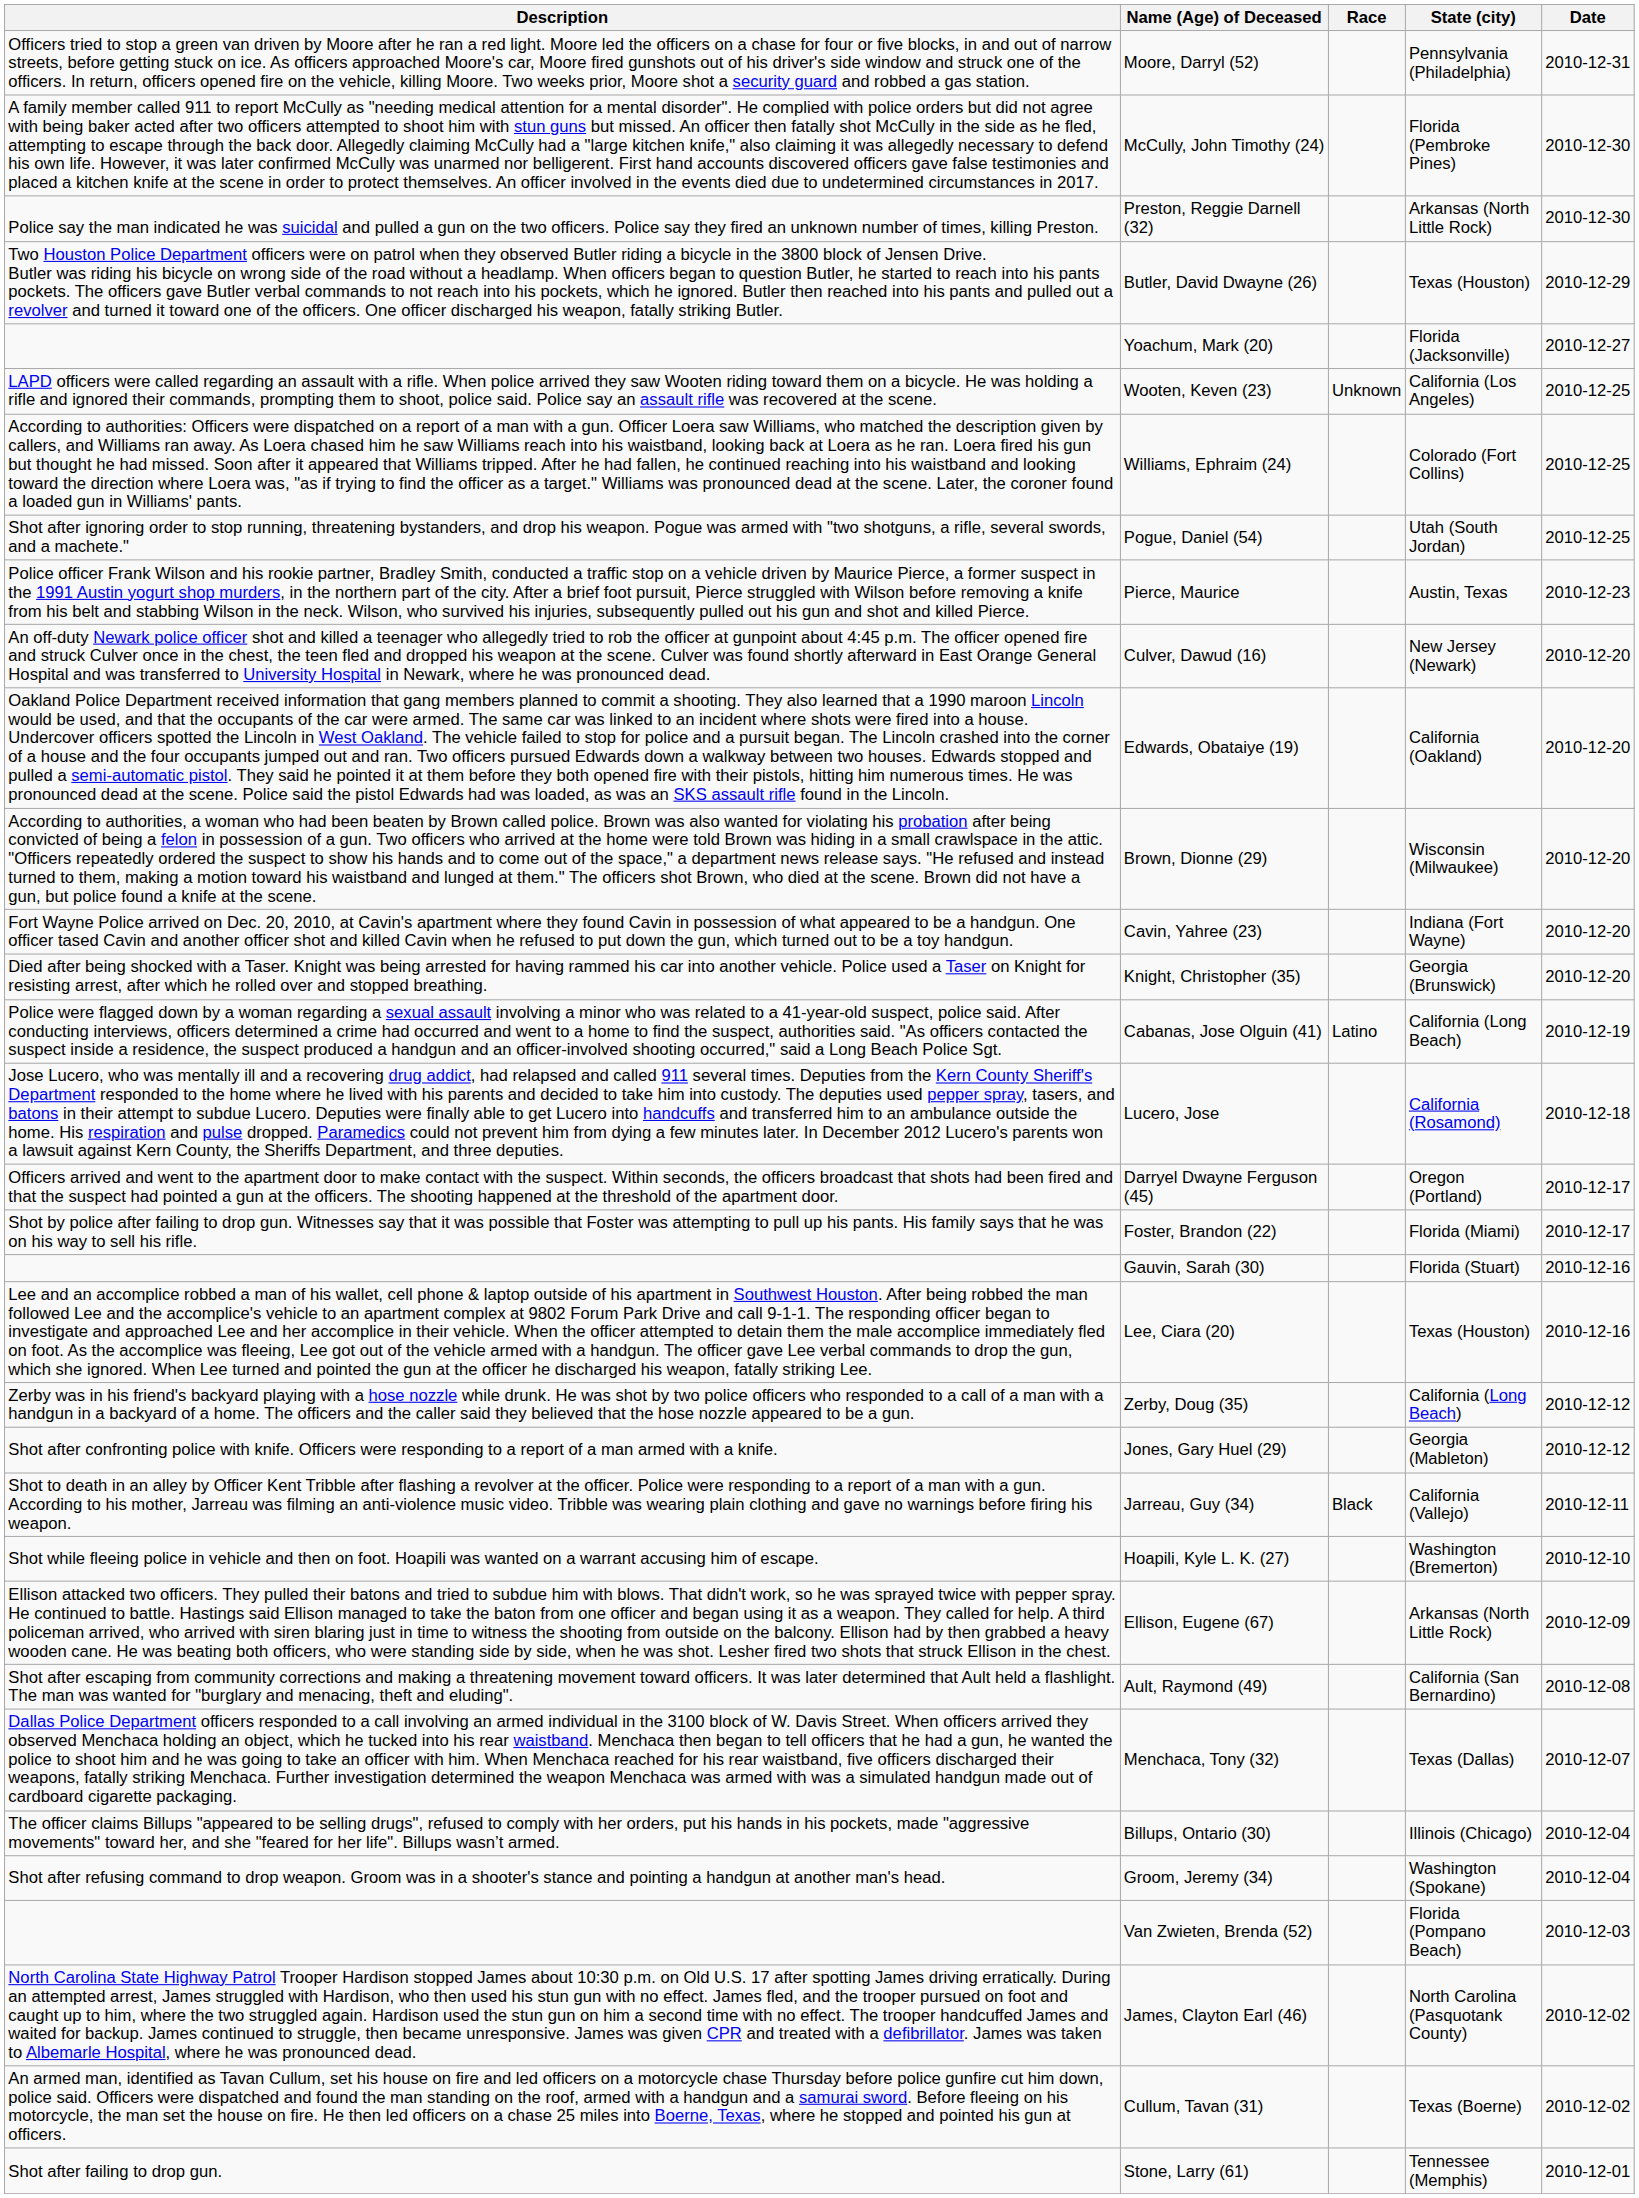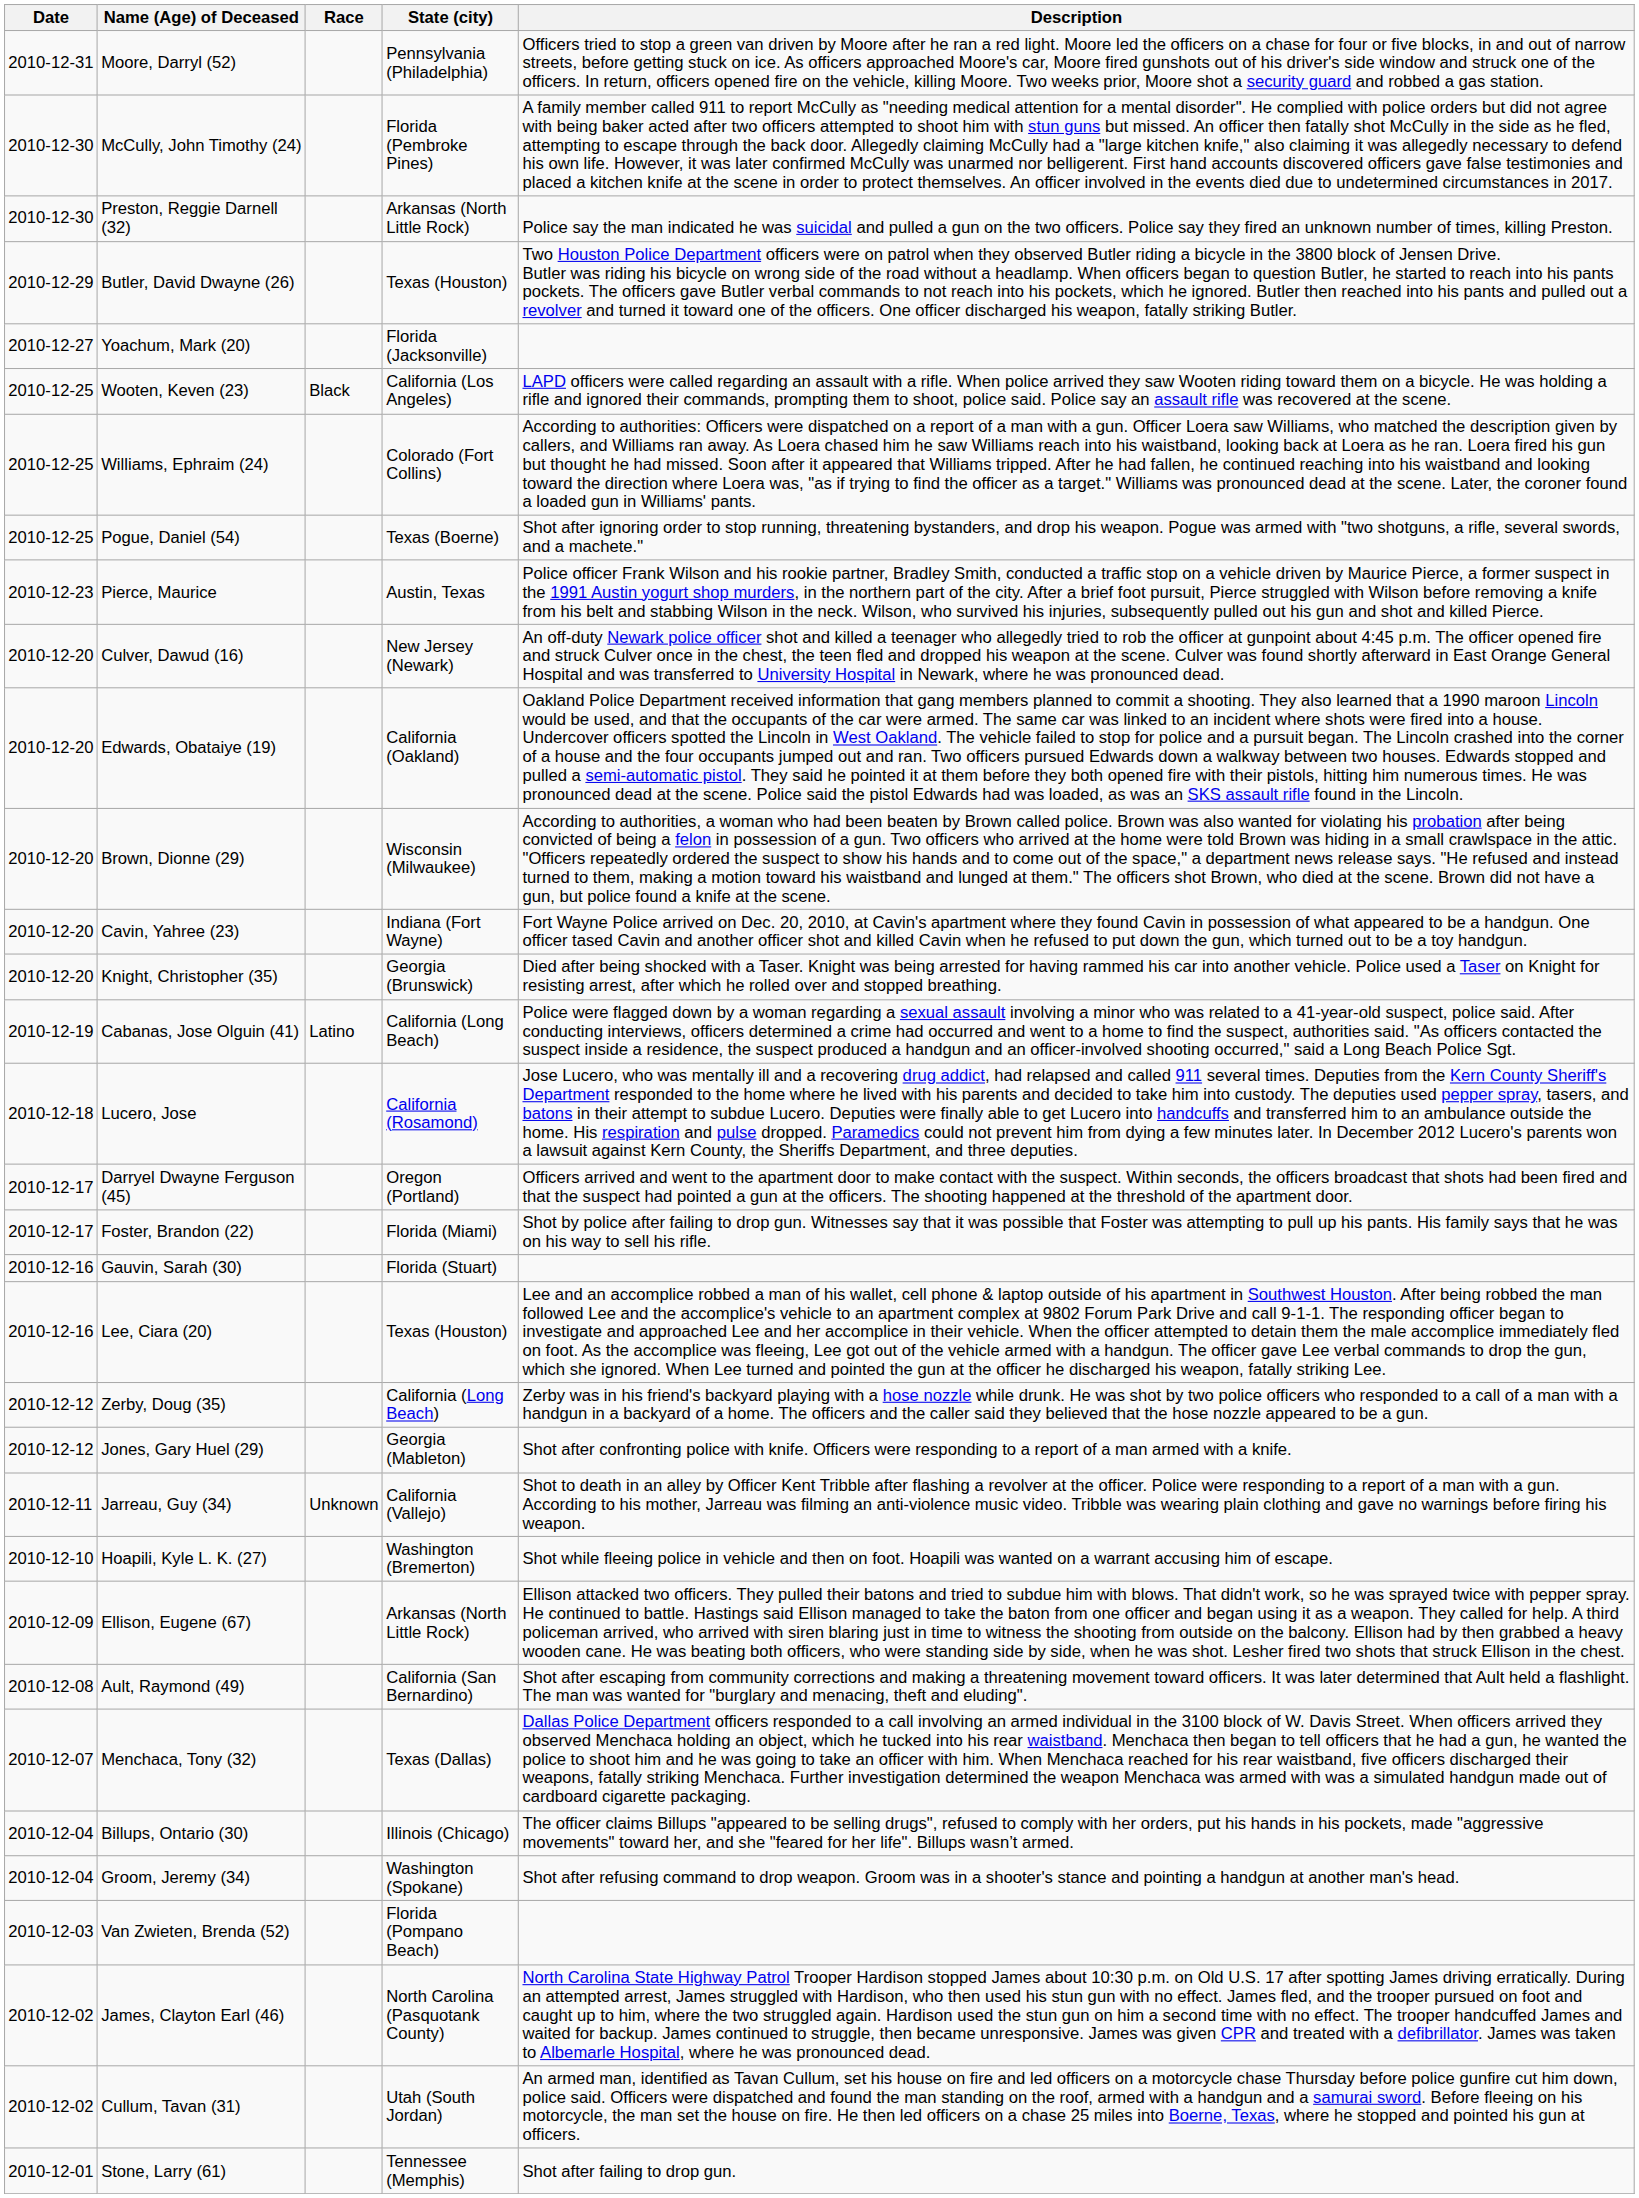columns swapped: (1588, 17) <-> (562, 17)
(1367, 391) Unknown -> (330, 391) Black
(1453, 537) Utah (South Jordan) -> (443, 537) Texas (Boerne)
(1352, 1504) Black -> (344, 1504) Unknown
(1465, 2107) Texas (Boerne) -> (431, 2107) Utah (South Jordan)
